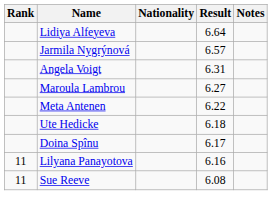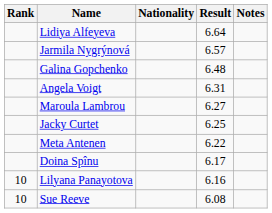+ row: (84, 69)
+ row: (69, 124)
- row: (69, 124)
(21, 161) 11 -> (21, 180) 10
(21, 180) 11 -> (21, 198) 10
